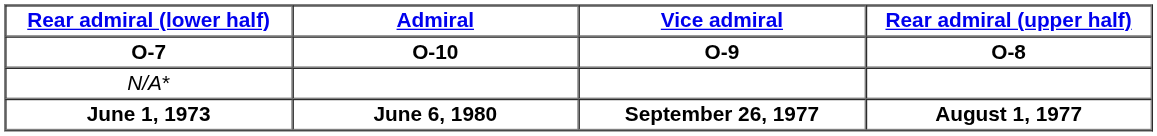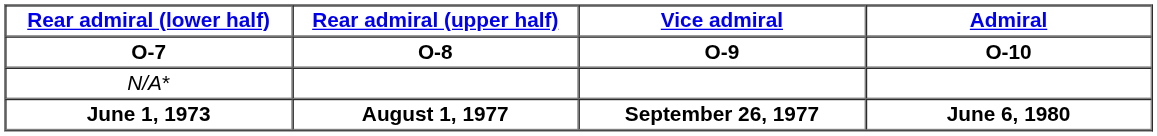columns swapped: (1009, 51) <-> (435, 51)
